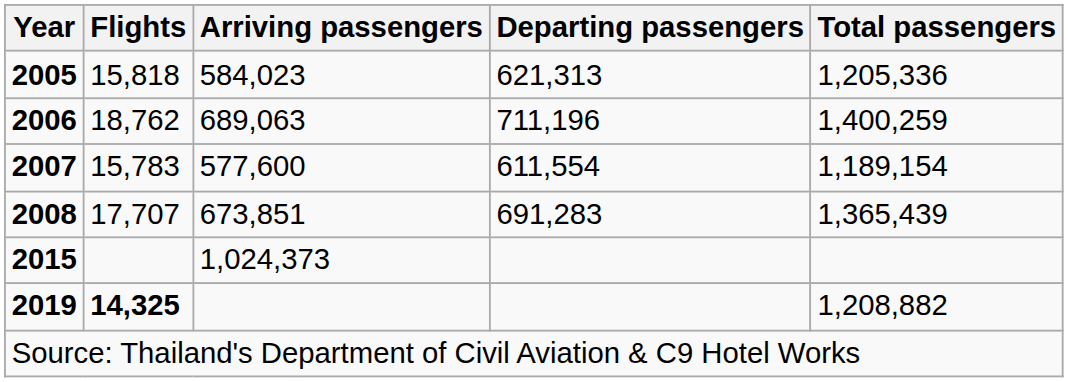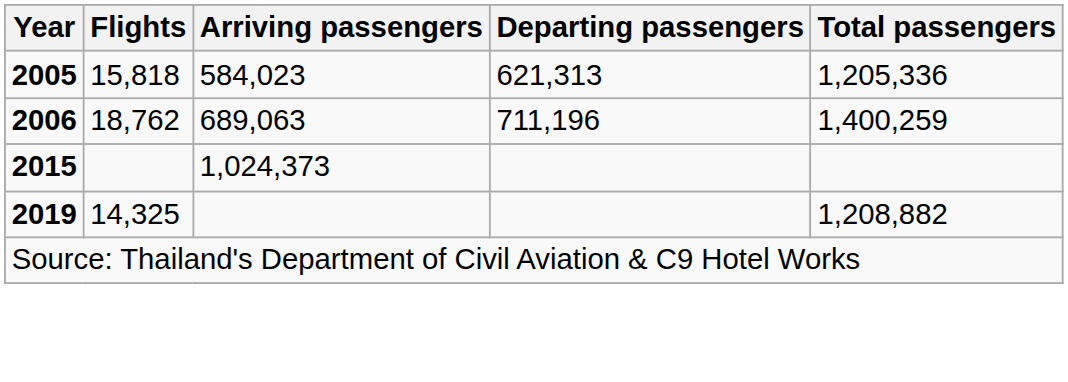- row: (44, 167)
- row: (44, 213)
(135, 306) bold -> (135, 213) normal
